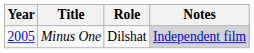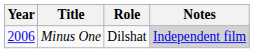(21, 36) 2005 -> (21, 36) 2006
